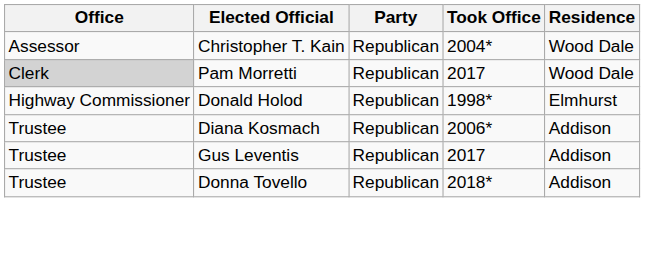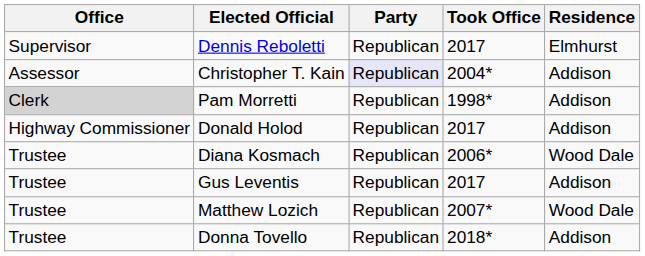+ row: (261, 45)
(396, 45) no background -> (396, 73) lavender background
(591, 45) Wood Dale -> (580, 73) Addison
(466, 73) 2017 -> (470, 100) 1998*
(591, 73) Wood Dale -> (580, 100) Addison
(470, 100) 1998* -> (466, 127) 2017
(583, 100) Elmhurst -> (580, 127) Addison
(580, 127) Addison -> (591, 155) Wood Dale
+ row: (258, 210)
